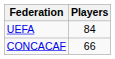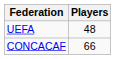(90, 29) 84 -> (90, 29) 48
